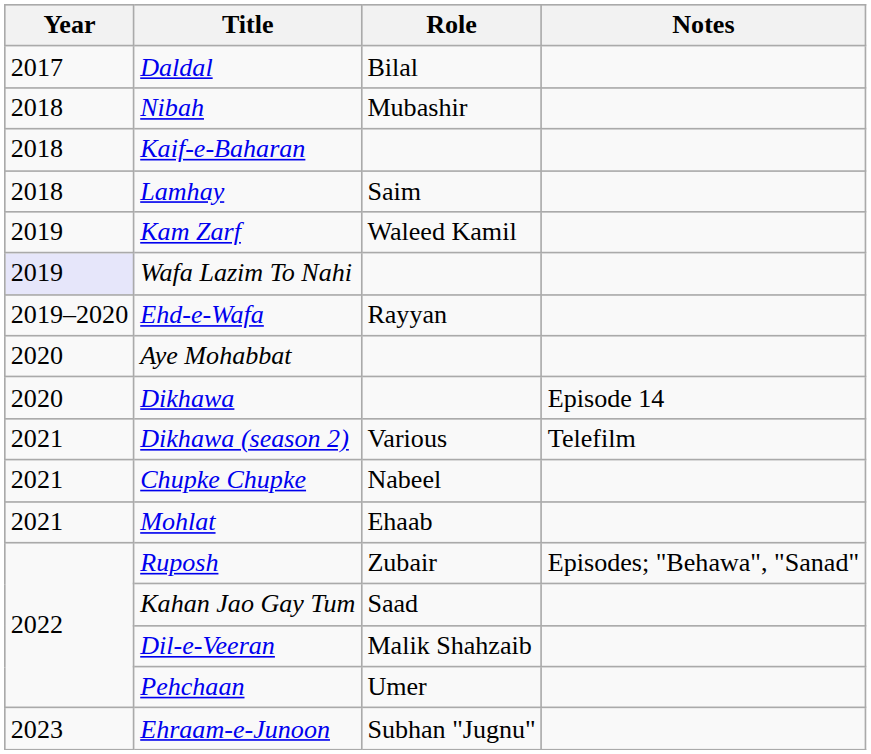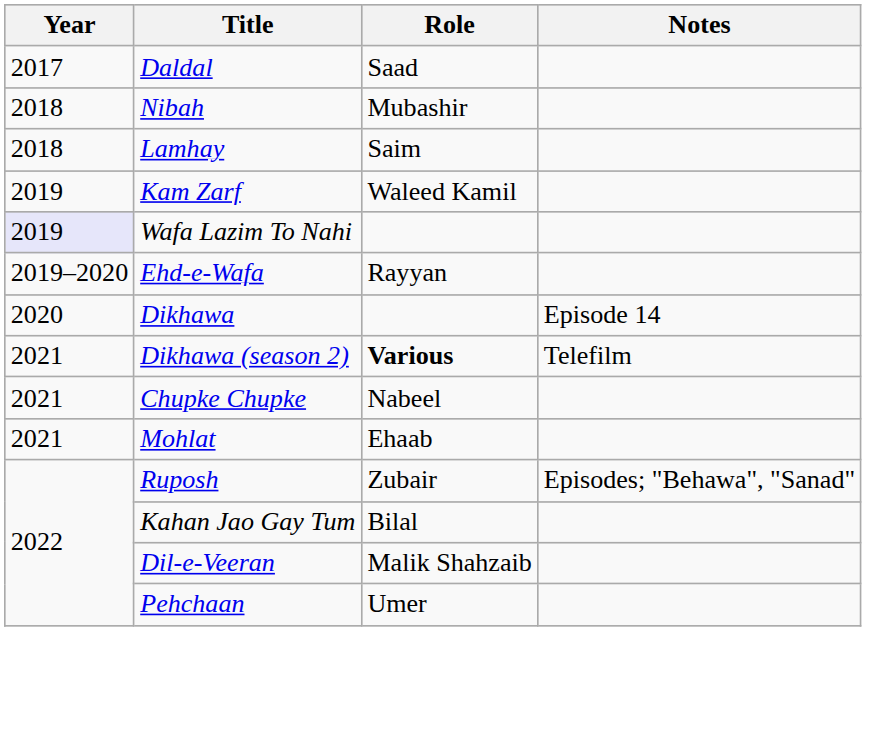(393, 66) Bilal -> (393, 66) Saad
- row: (223, 149)
- row: (216, 356)
(407, 438) normal -> (410, 356) bold
(393, 604) Saad -> (393, 521) Bilal
- row: (235, 728)
